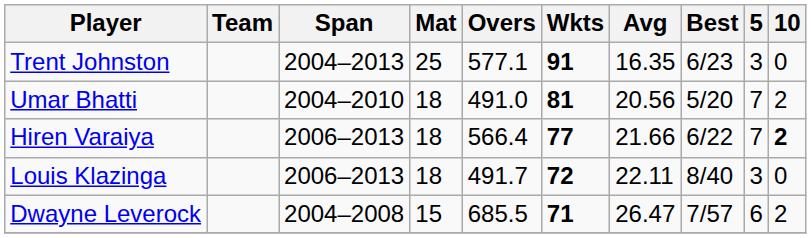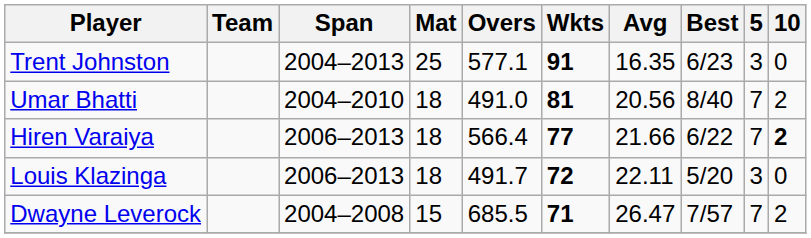(710, 99) 5/20 -> (710, 99) 8/40
(710, 175) 8/40 -> (710, 175) 5/20
(756, 213) 6 -> (756, 213) 7
